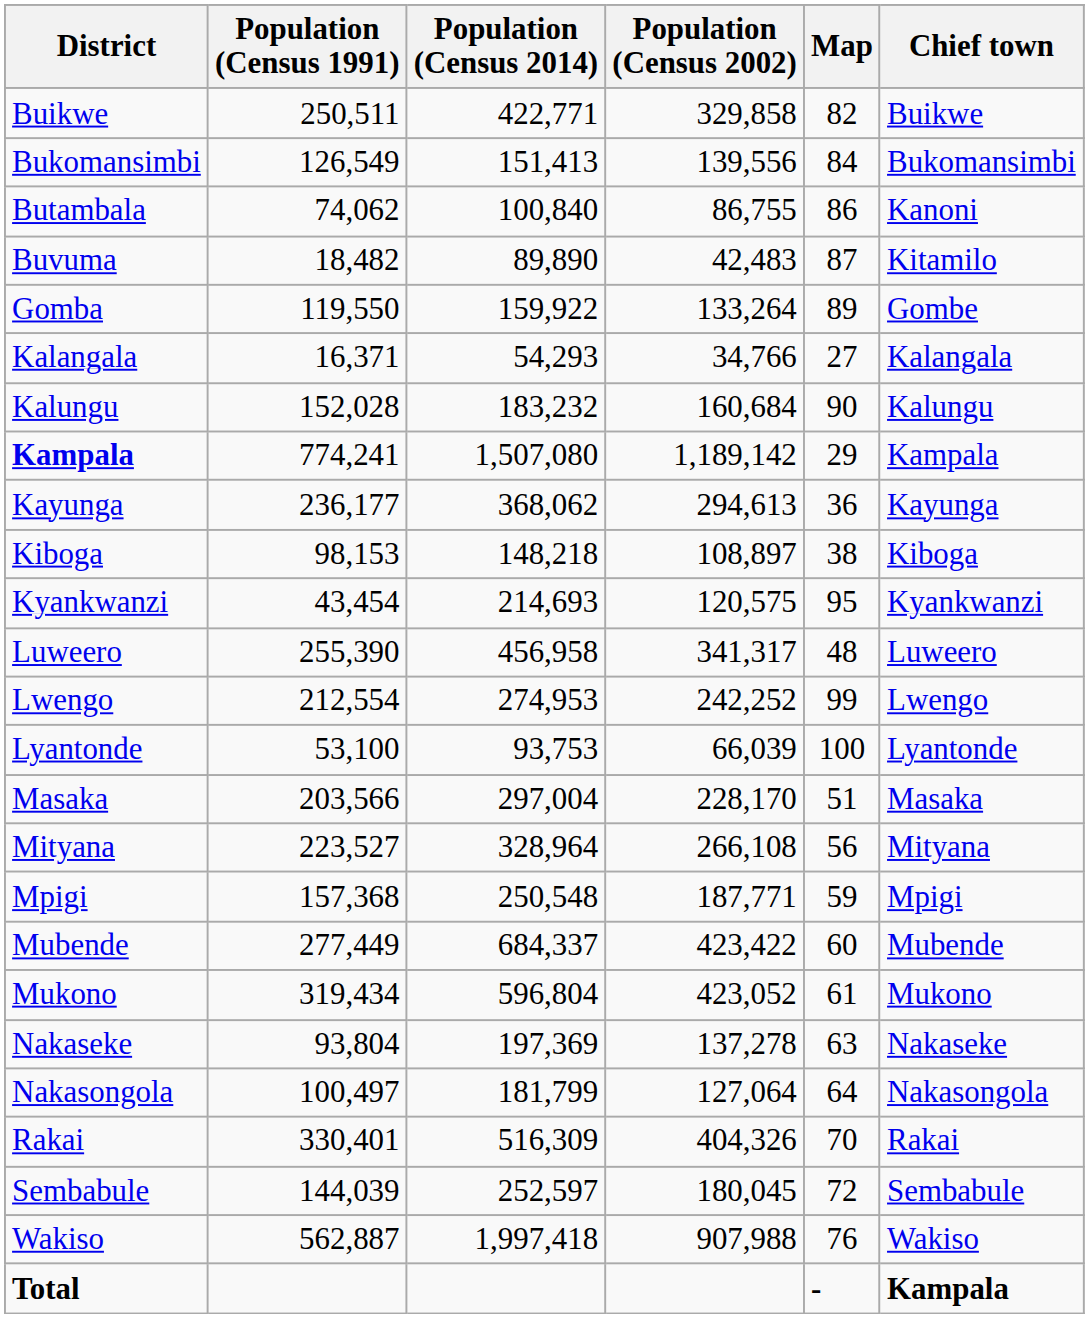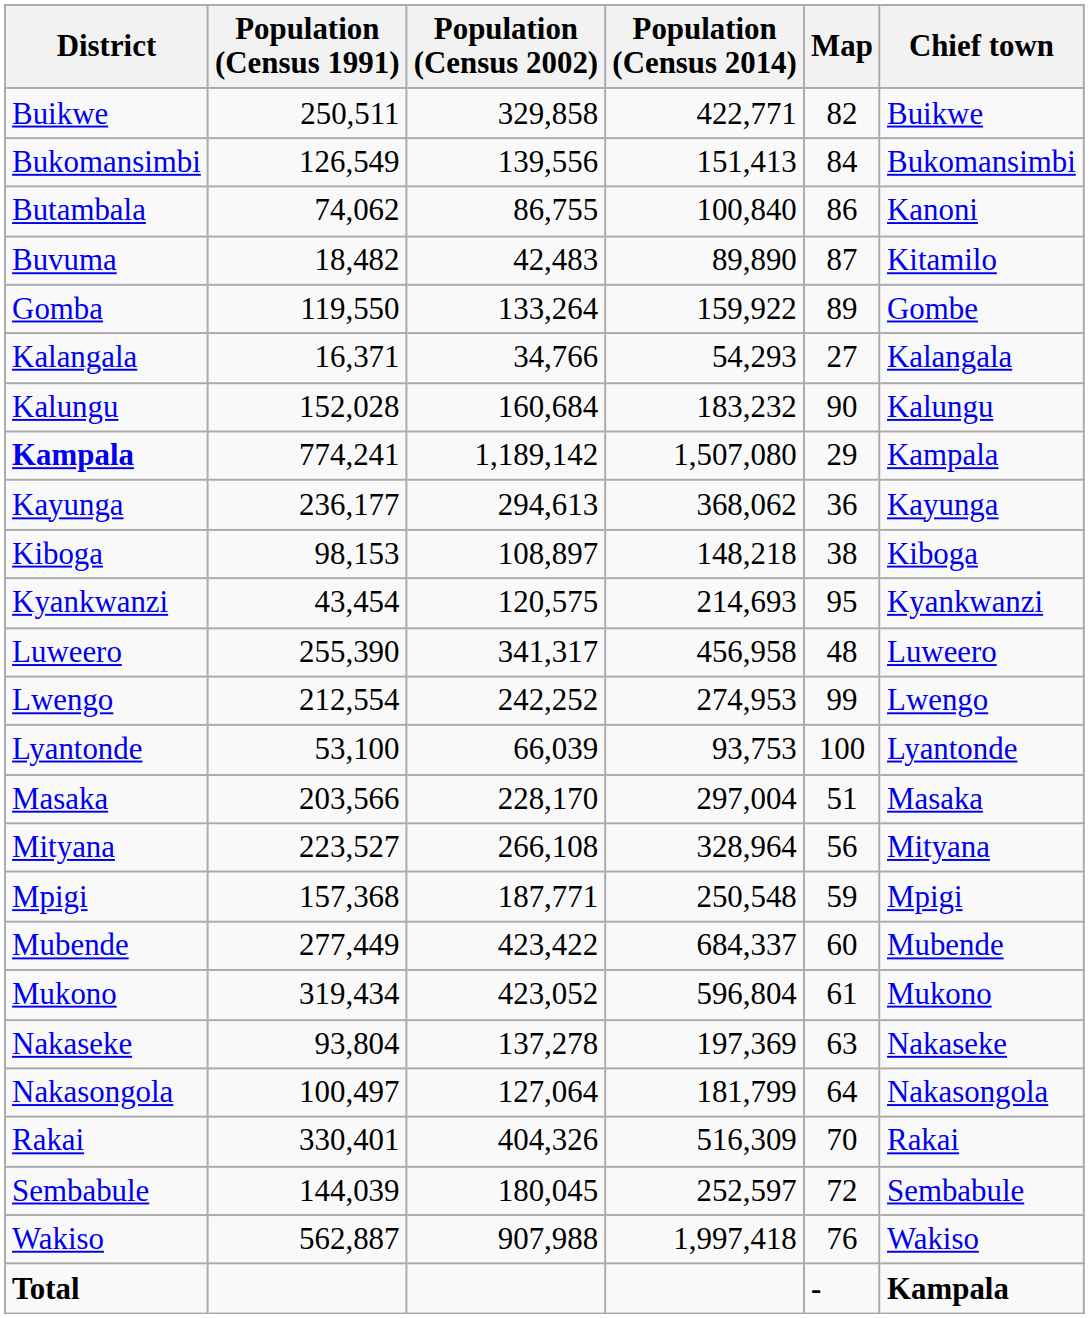columns swapped: (705, 46) <-> (506, 46)
